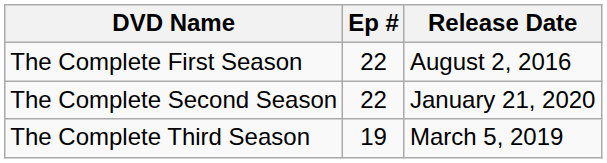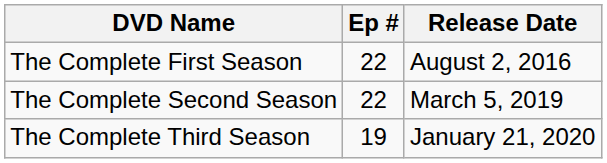(503, 99) January 21, 2020 -> (487, 99) March 5, 2019
(487, 137) March 5, 2019 -> (503, 137) January 21, 2020
